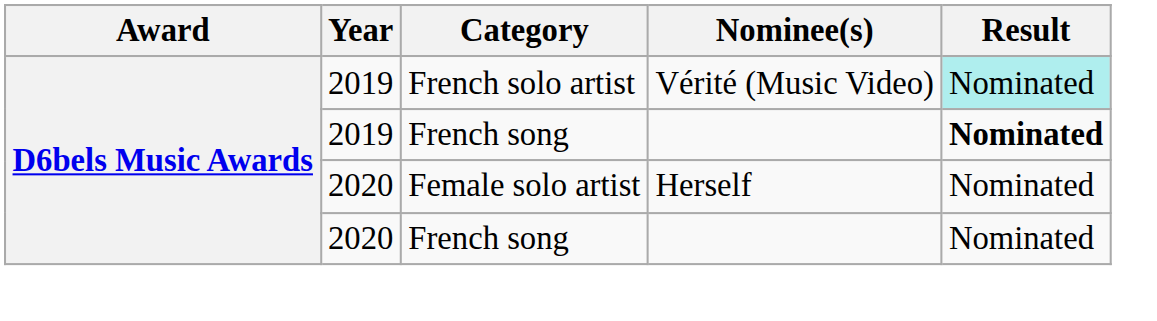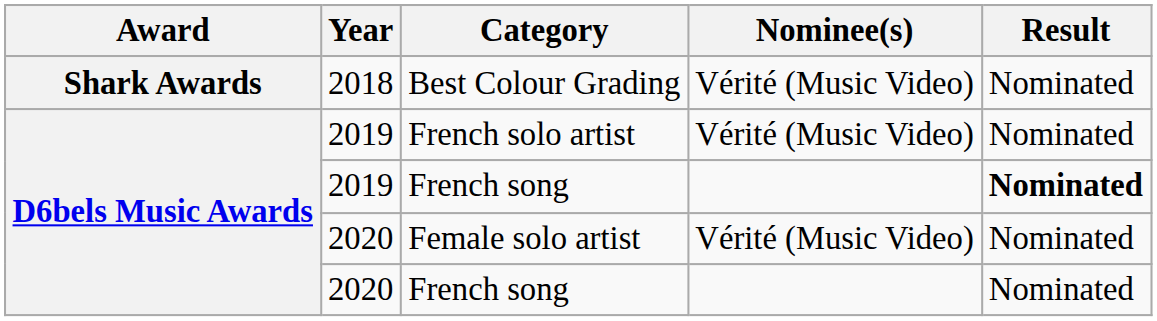+ row: (361, 82)
(1021, 82) paleturquoise background -> (1061, 133) no background
(703, 185) Herself -> (835, 237) Vérité (Music Video)
